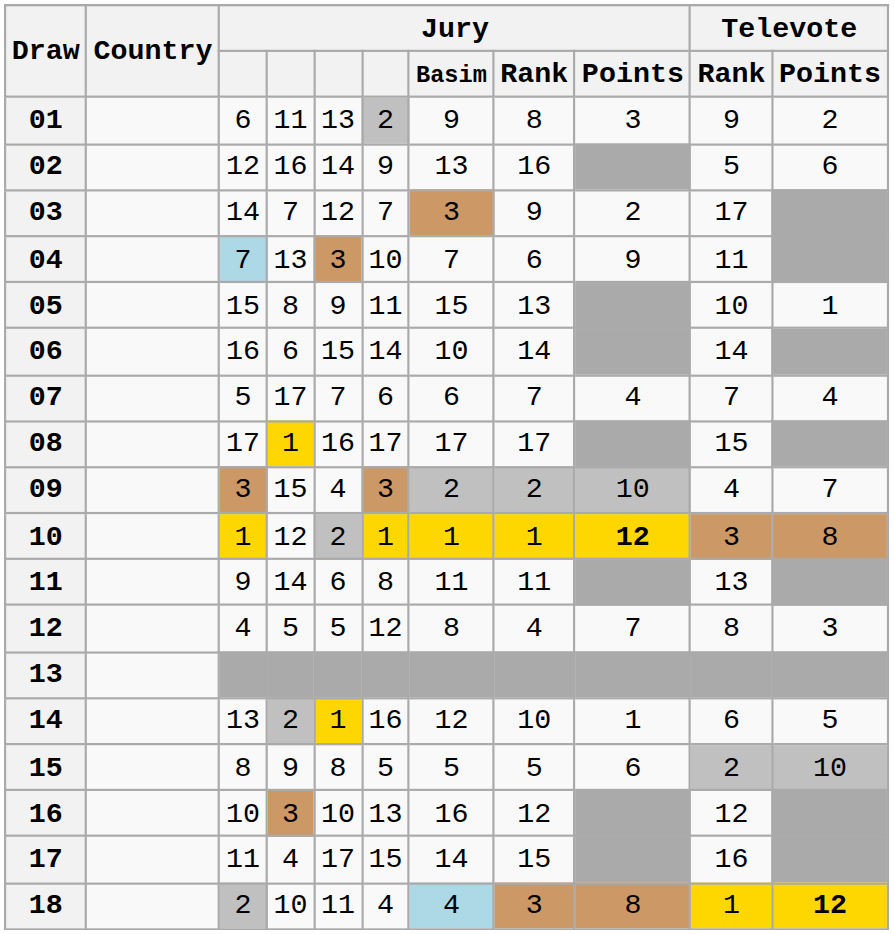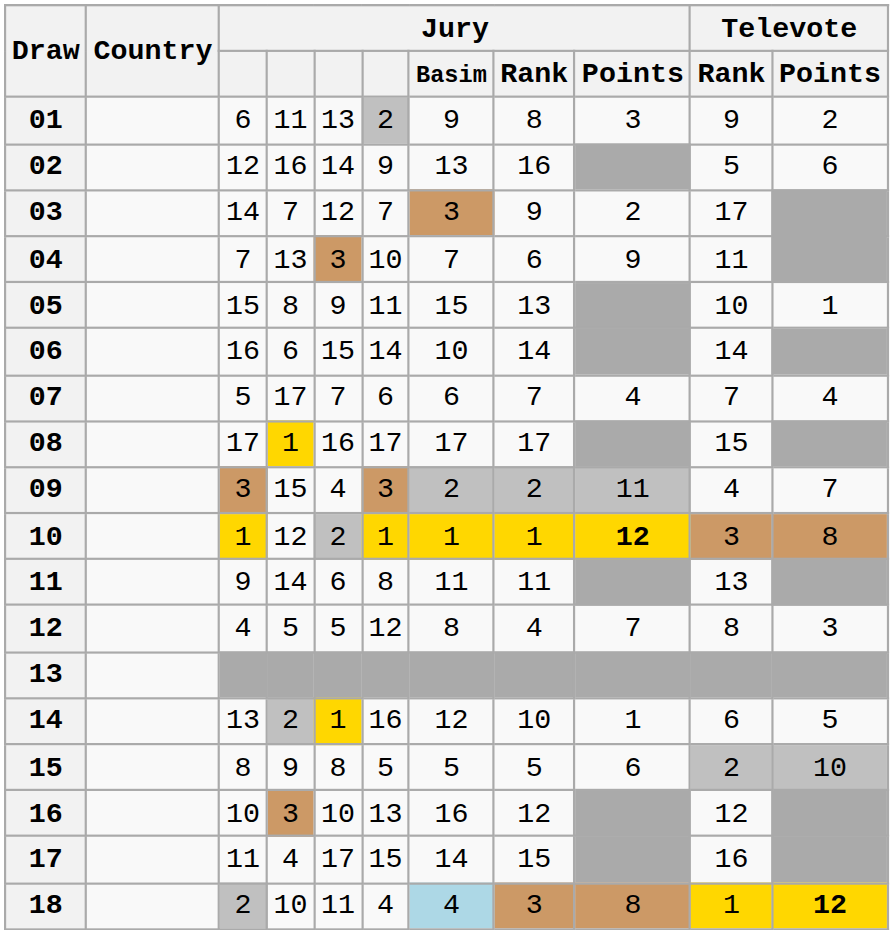(243, 259) lightblue background -> (243, 259) no background
(633, 490) 10 -> (633, 490) 11
